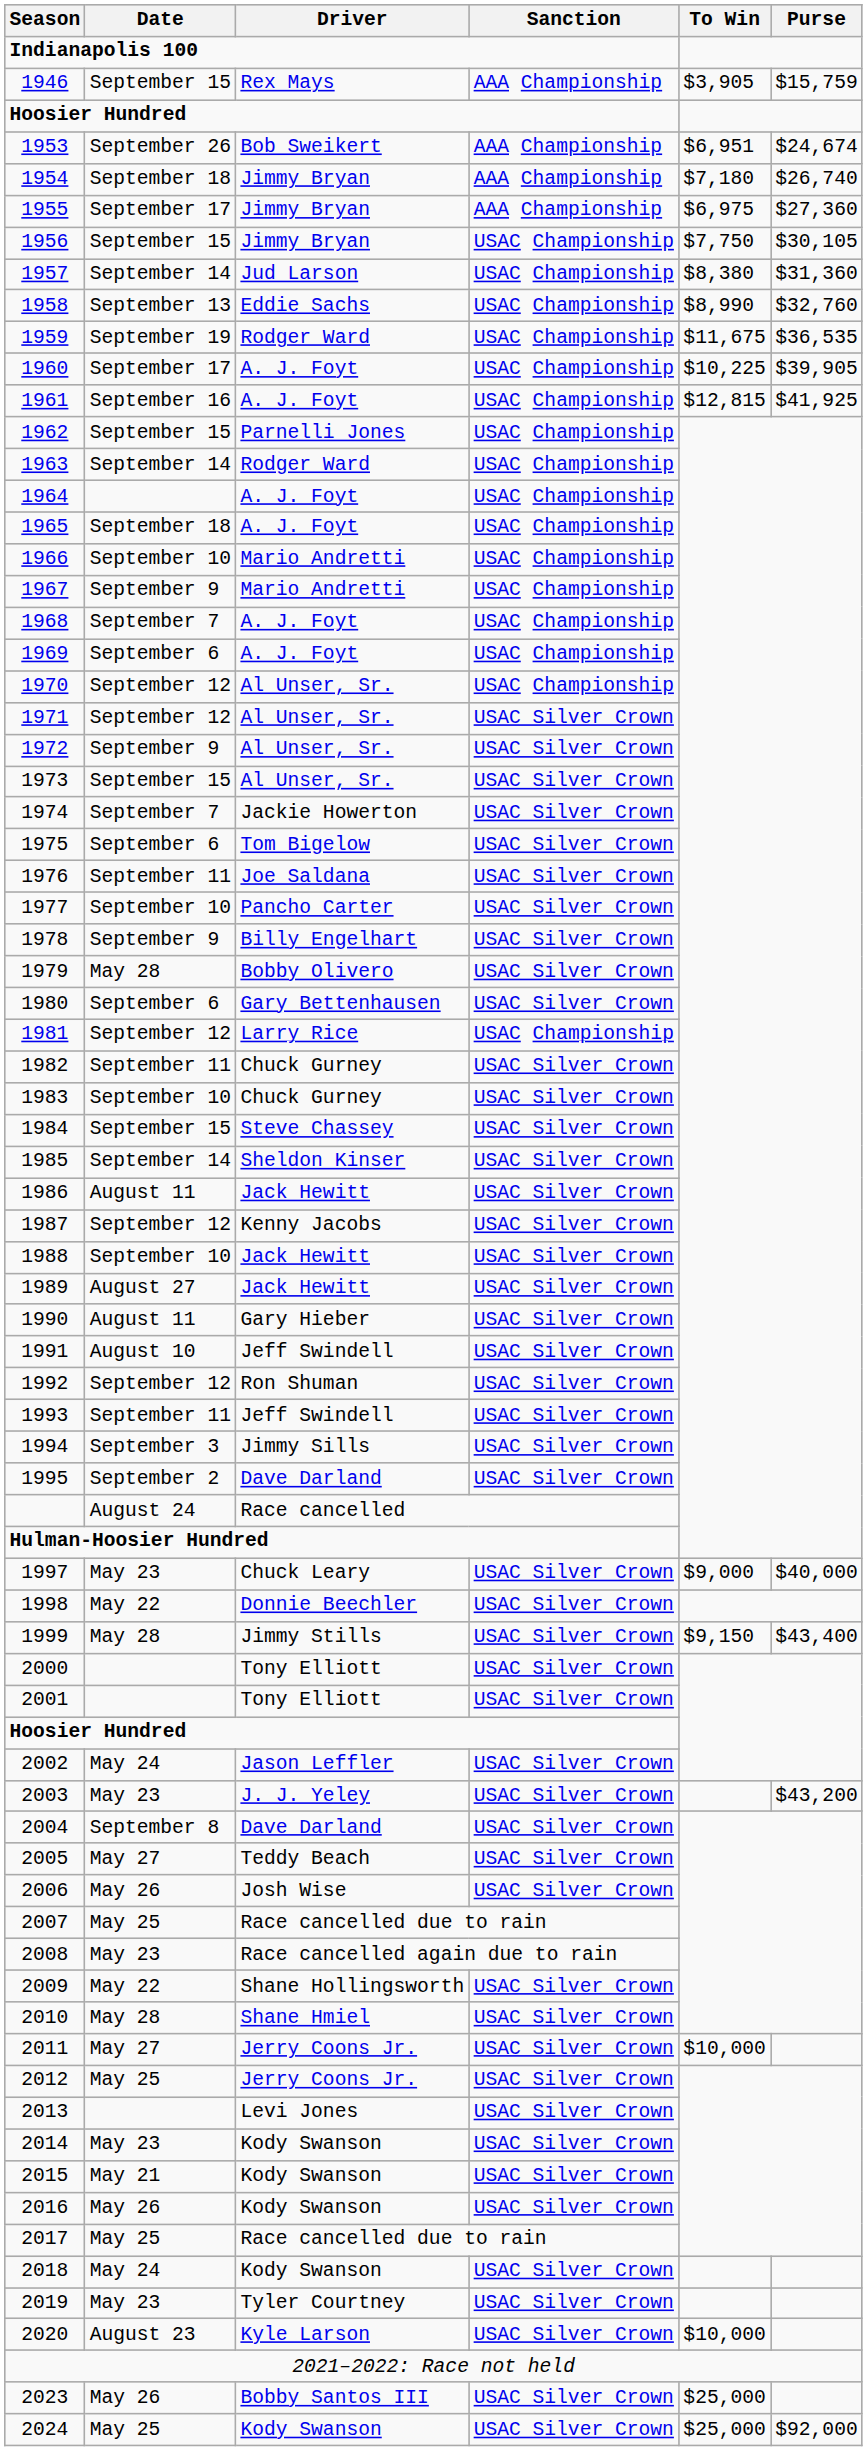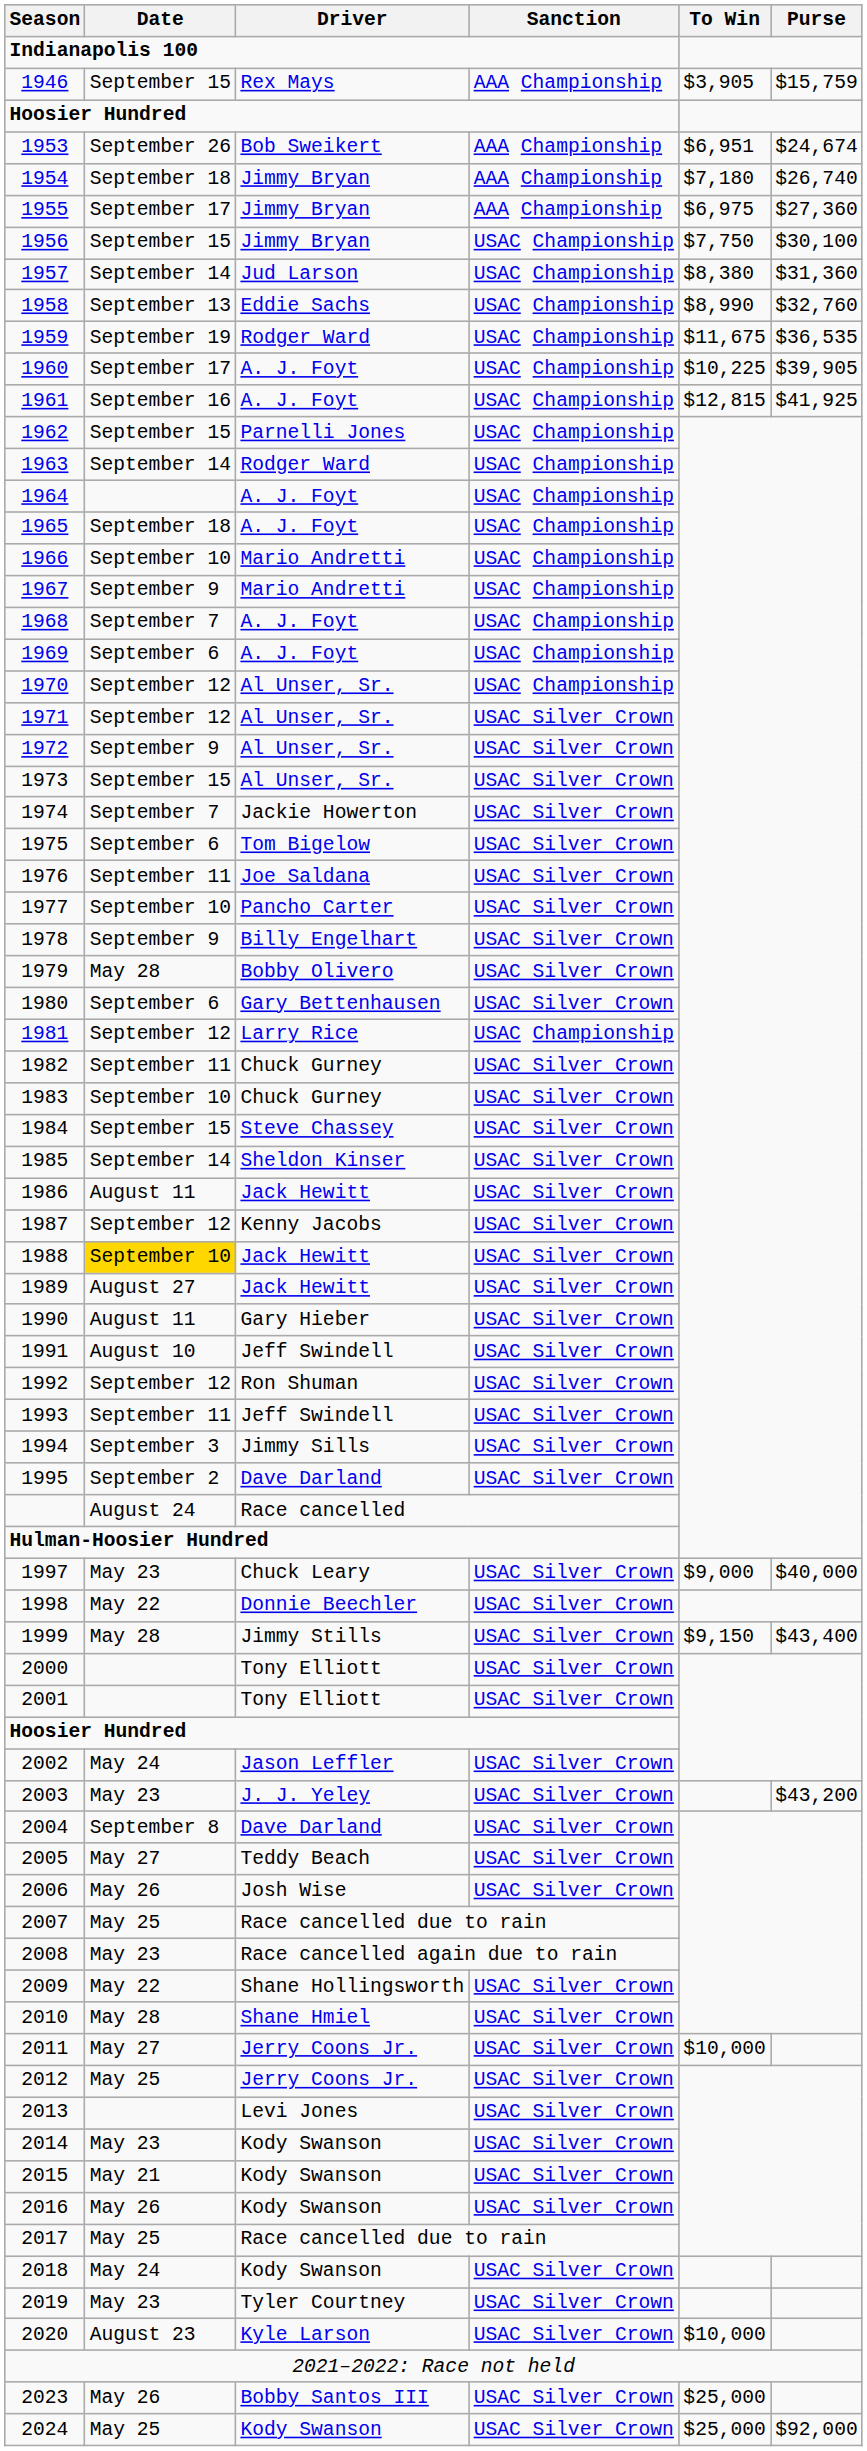(816, 243) $30,105 -> (816, 243) $30,100
(160, 1257) no background -> (160, 1257) gold background
